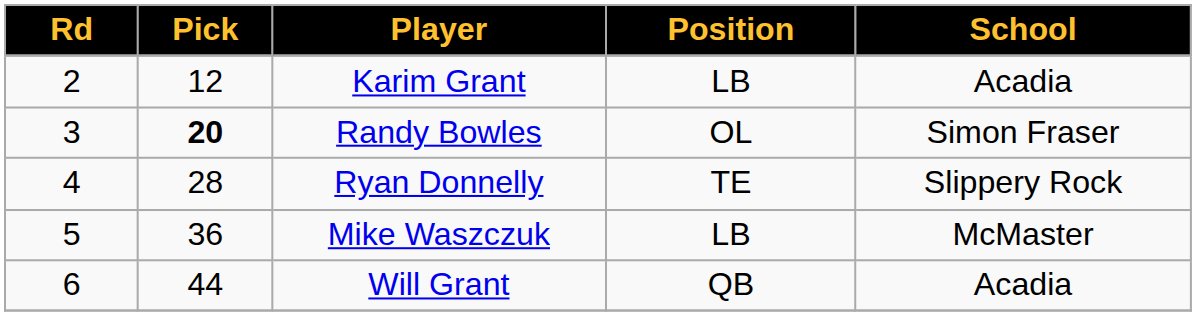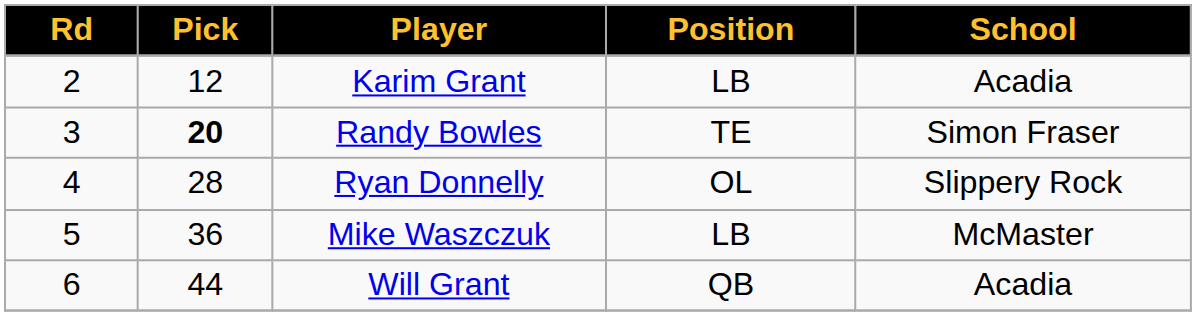(731, 132) OL -> (731, 132) TE
(731, 183) TE -> (731, 183) OL
